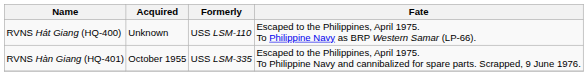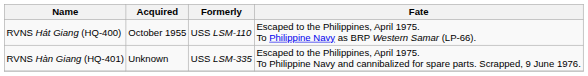(148, 33) Unknown -> (157, 33) October 1955
(157, 58) October 1955 -> (148, 58) Unknown
